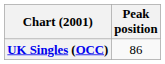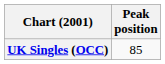(136, 49) 86 -> (136, 49) 85
